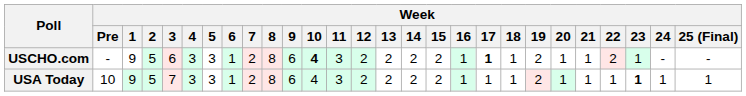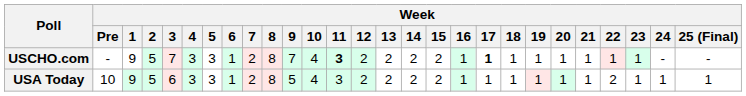(172, 58) 6 -> (172, 58) 7
(292, 58) 6 -> (292, 58) 7
(314, 58) bold -> (314, 58) normal
(339, 58) normal -> (339, 58) bold
(538, 58) 2 -> (538, 58) 1
(613, 58) 2 -> (613, 58) 1
(172, 79) 7 -> (172, 79) 6
(292, 79) 6 -> (292, 79) 5
(538, 79) 2 -> (538, 79) 1
(613, 79) 1 -> (613, 79) 2
(638, 79) bold -> (638, 79) normal
